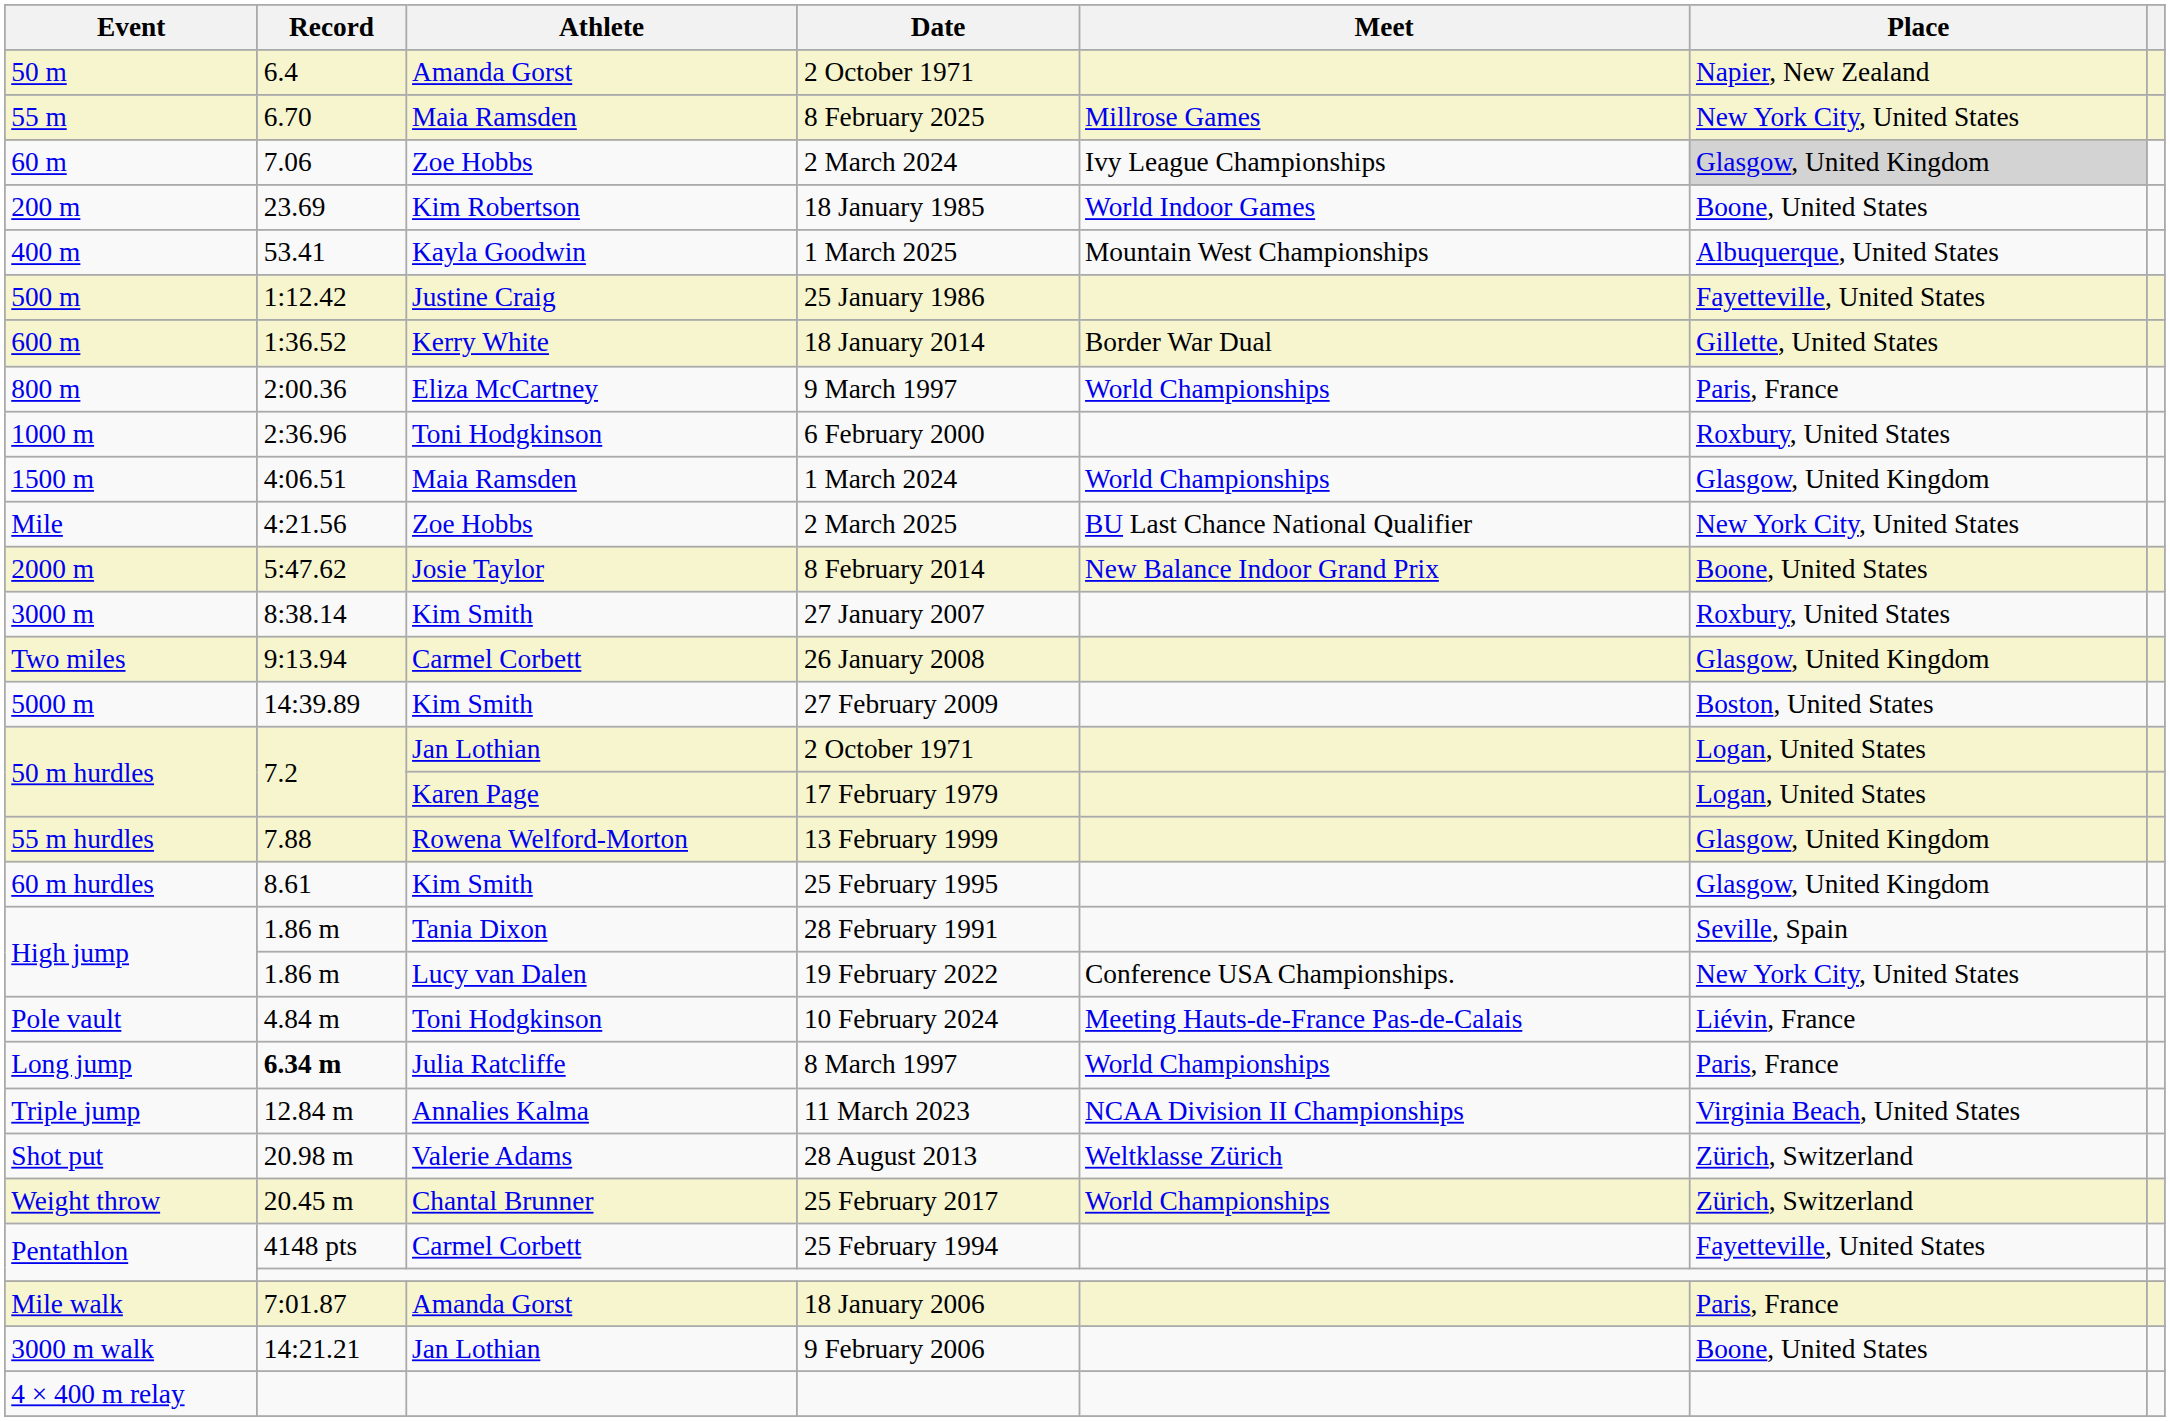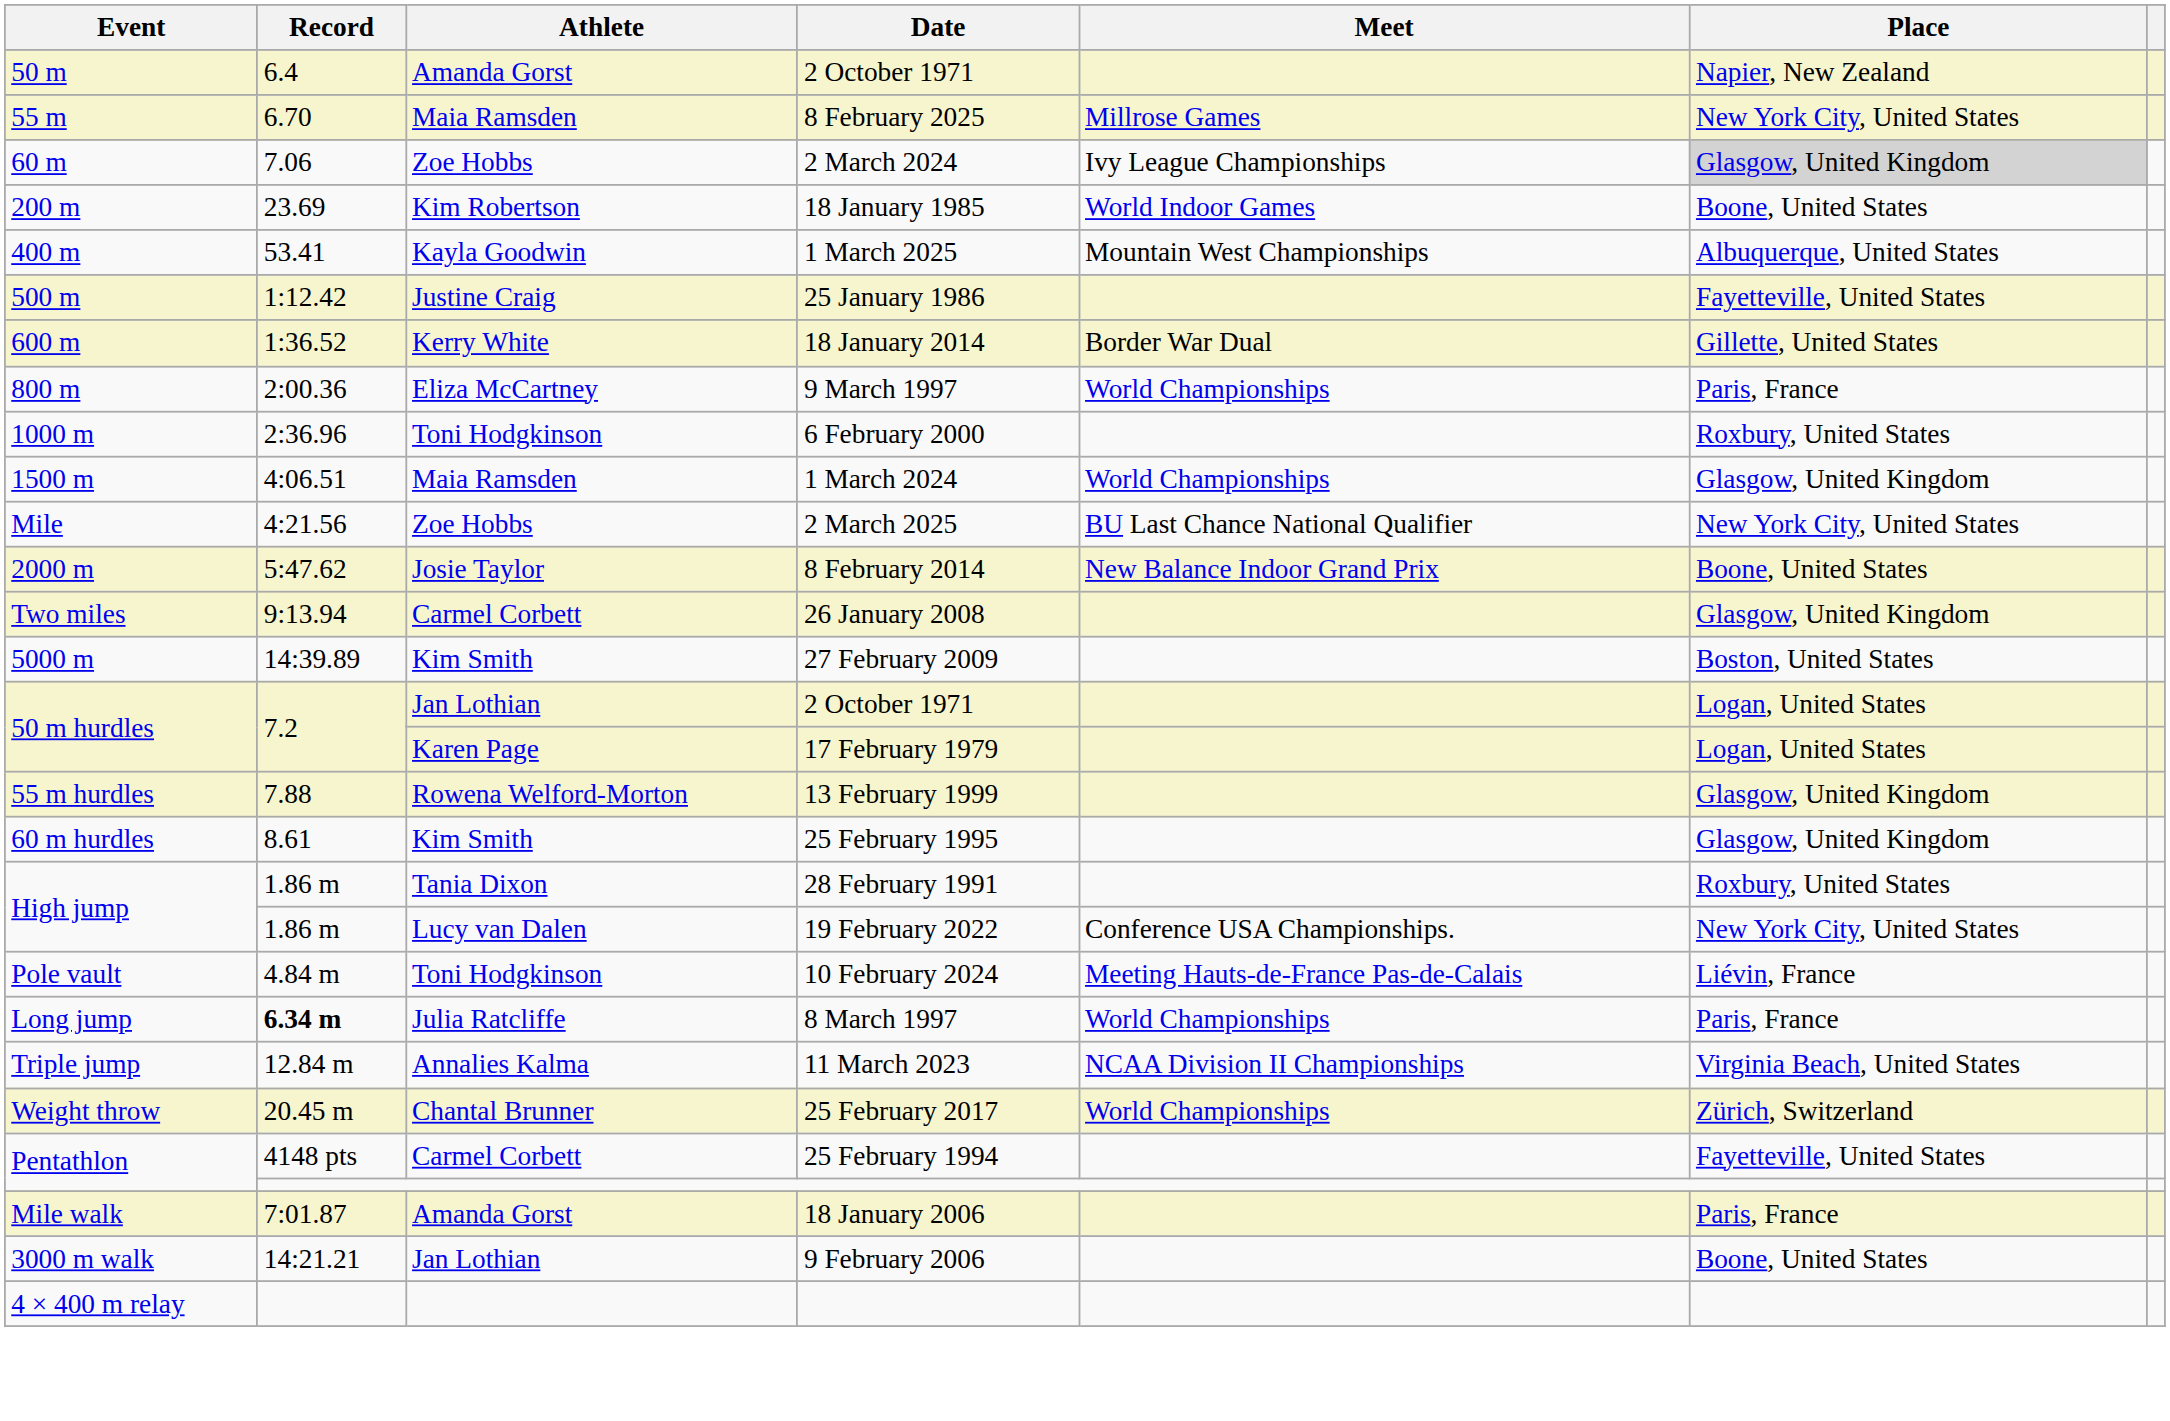- row: (53, 613)
(1772, 929) Seville, Spain -> (1823, 884) Roxbury, United States
- row: (57, 1155)
